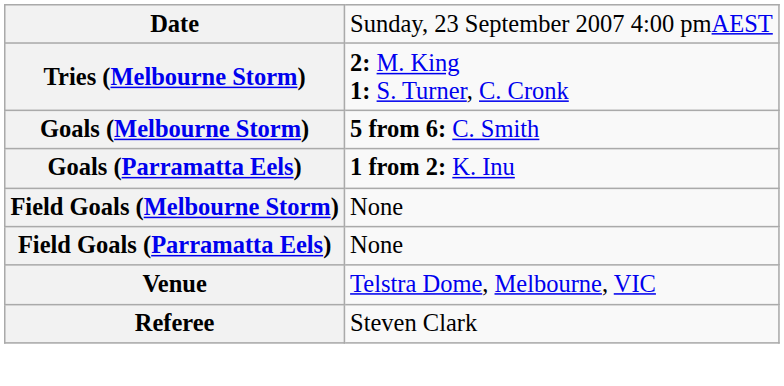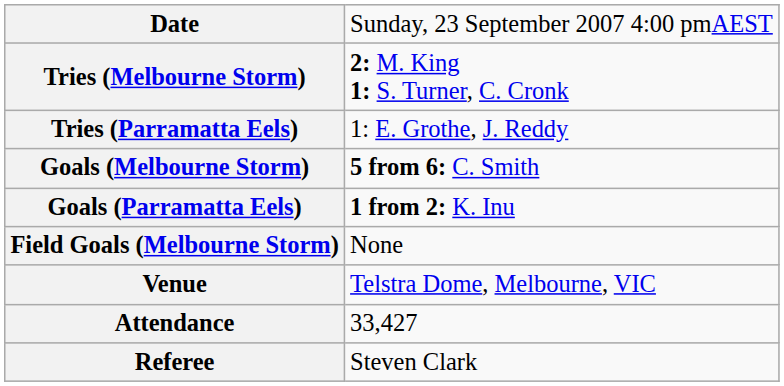+ row: (175, 129)
- row: (175, 245)
+ row: (175, 323)
